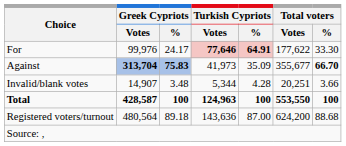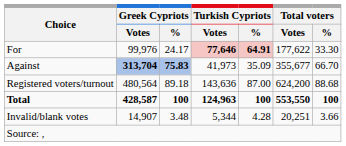(327, 66) bold -> (327, 66) normal
rows swapped: (47, 83) <-> (60, 116)
